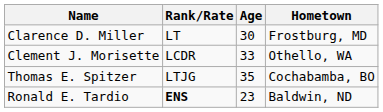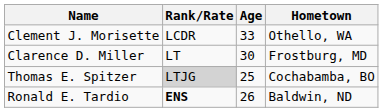rows swapped: (76, 35) <-> (83, 56)
(181, 76) no background -> (181, 76) lightgrey background
(247, 76) 35 -> (247, 76) 25
(247, 97) 23 -> (247, 97) 26
